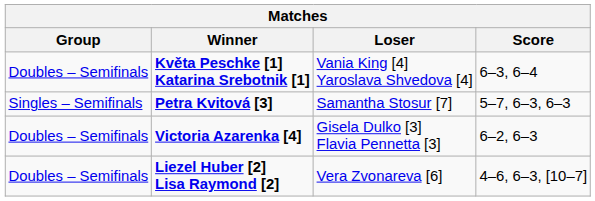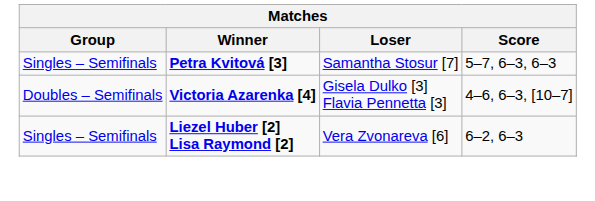- row: (232, 71)
(508, 135) 6–2, 6–3 -> (519, 95) 4–6, 6–3, [10–7]
(78, 176) Doubles – Semifinals -> (90, 135) Singles – Semifinals
(533, 176) 4–6, 6–3, [10–7] -> (494, 135) 6–2, 6–3
